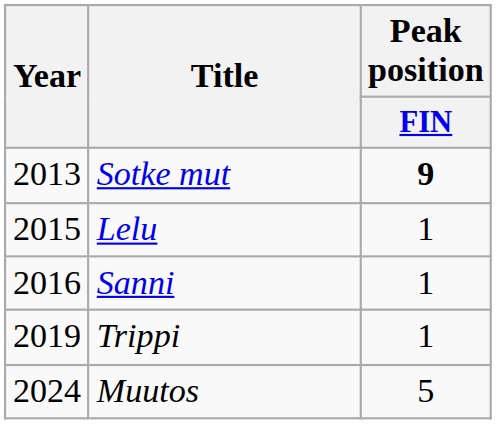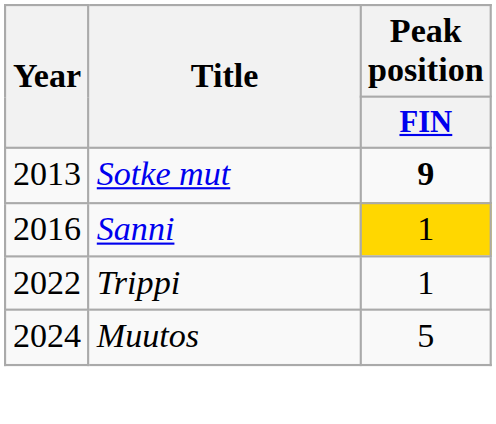- row: (127, 228)
(426, 282) no background -> (426, 228) gold background
(47, 336) 2019 -> (47, 282) 2022
